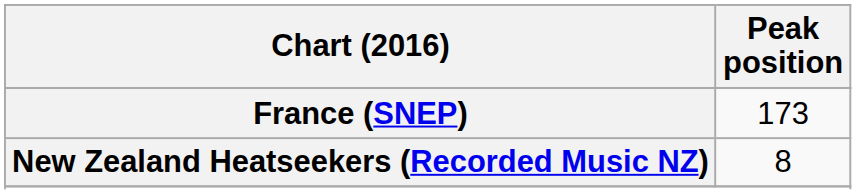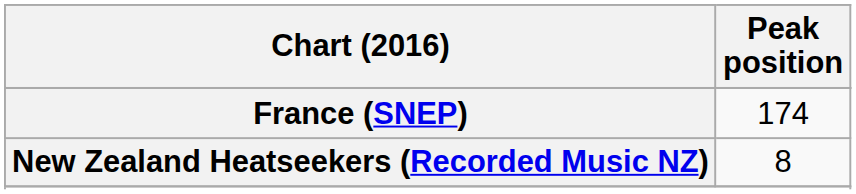(783, 112) 173 -> (783, 112) 174
